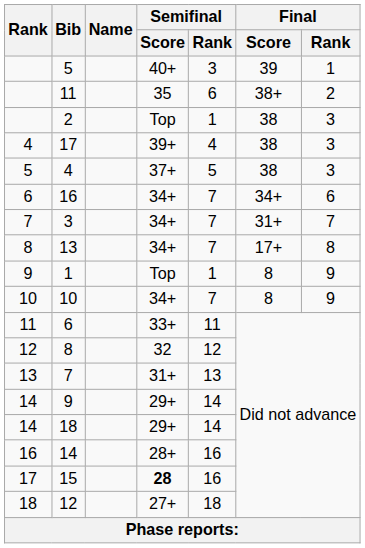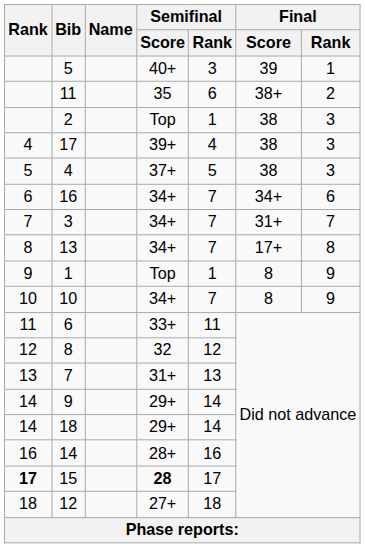(28, 478) normal -> (28, 478) bold
(212, 478) 16 -> (212, 478) 17
